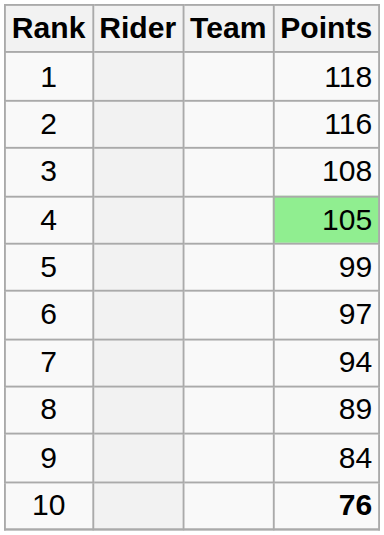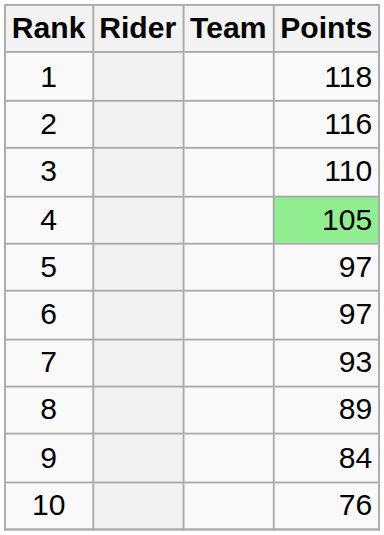(347, 171) 108 -> (348, 171) 110
(355, 266) 99 -> (355, 266) 97
(355, 362) 94 -> (355, 362) 93
(355, 505) bold -> (355, 505) normal
